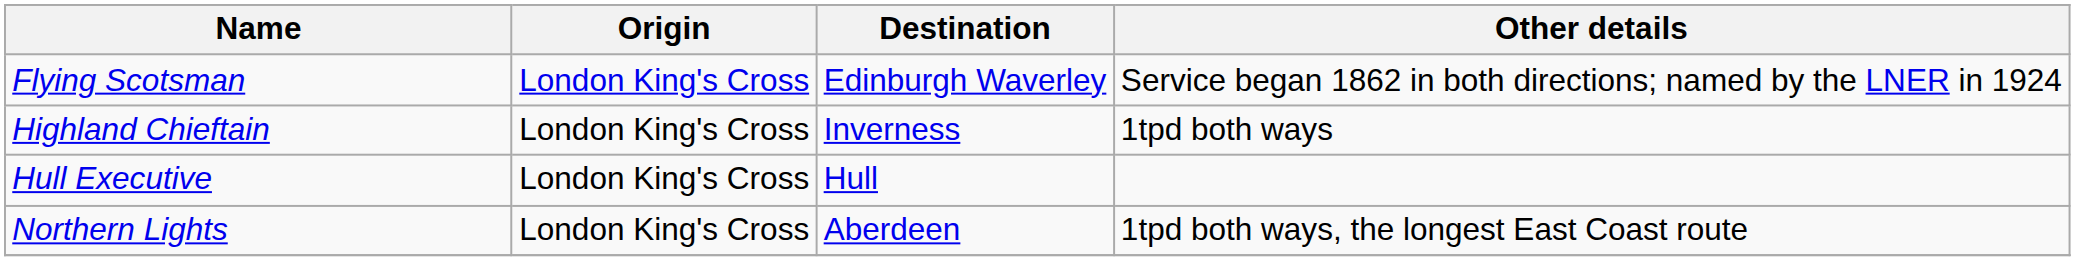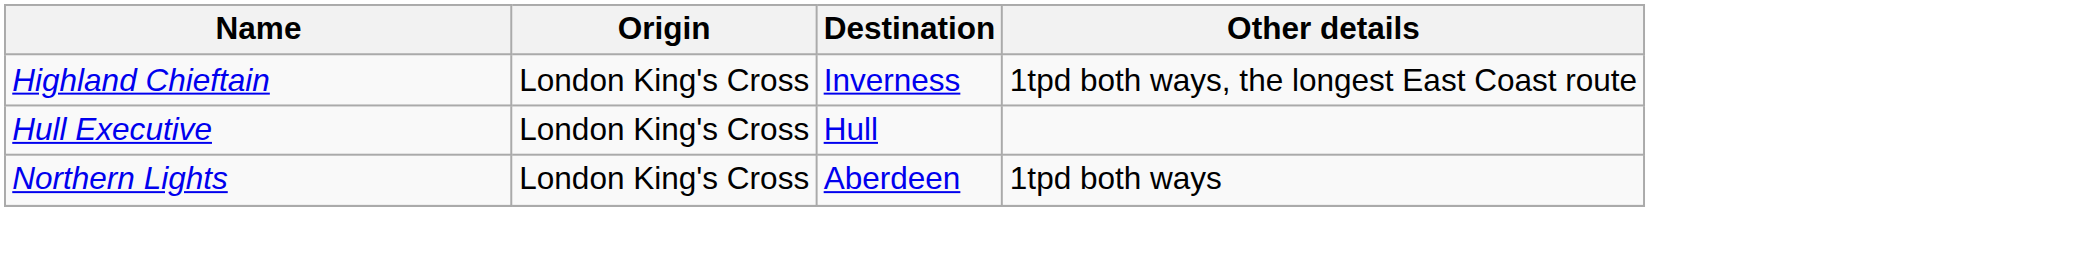- row: (129, 79)
(1227, 129) 1tpd both ways -> (1323, 79) 1tpd both ways, the longest East Coast route
(1435, 229) 1tpd both ways, the longest East Coast route -> (1116, 179) 1tpd both ways
